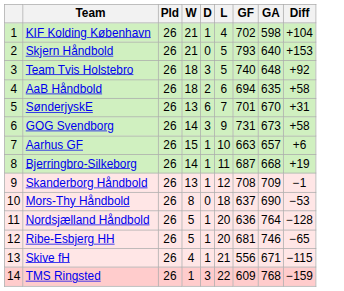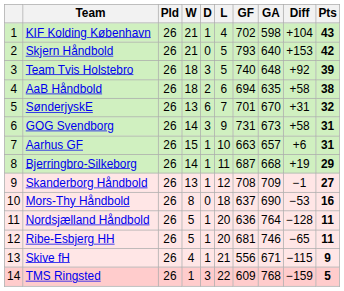+ column: (328, 13)
